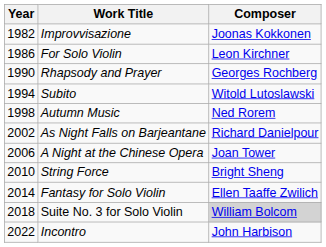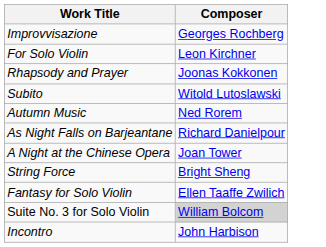- column: (21, 14)
(261, 34) Joonas Kokkonen -> (231, 34) Georges Rochberg
(264, 73) Georges Rochberg -> (228, 73) Joonas Kokkonen
